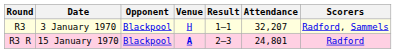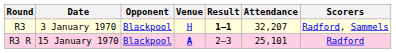(223, 26) normal -> (223, 26) bold
(271, 41) 24,801 -> (271, 41) 25,101
